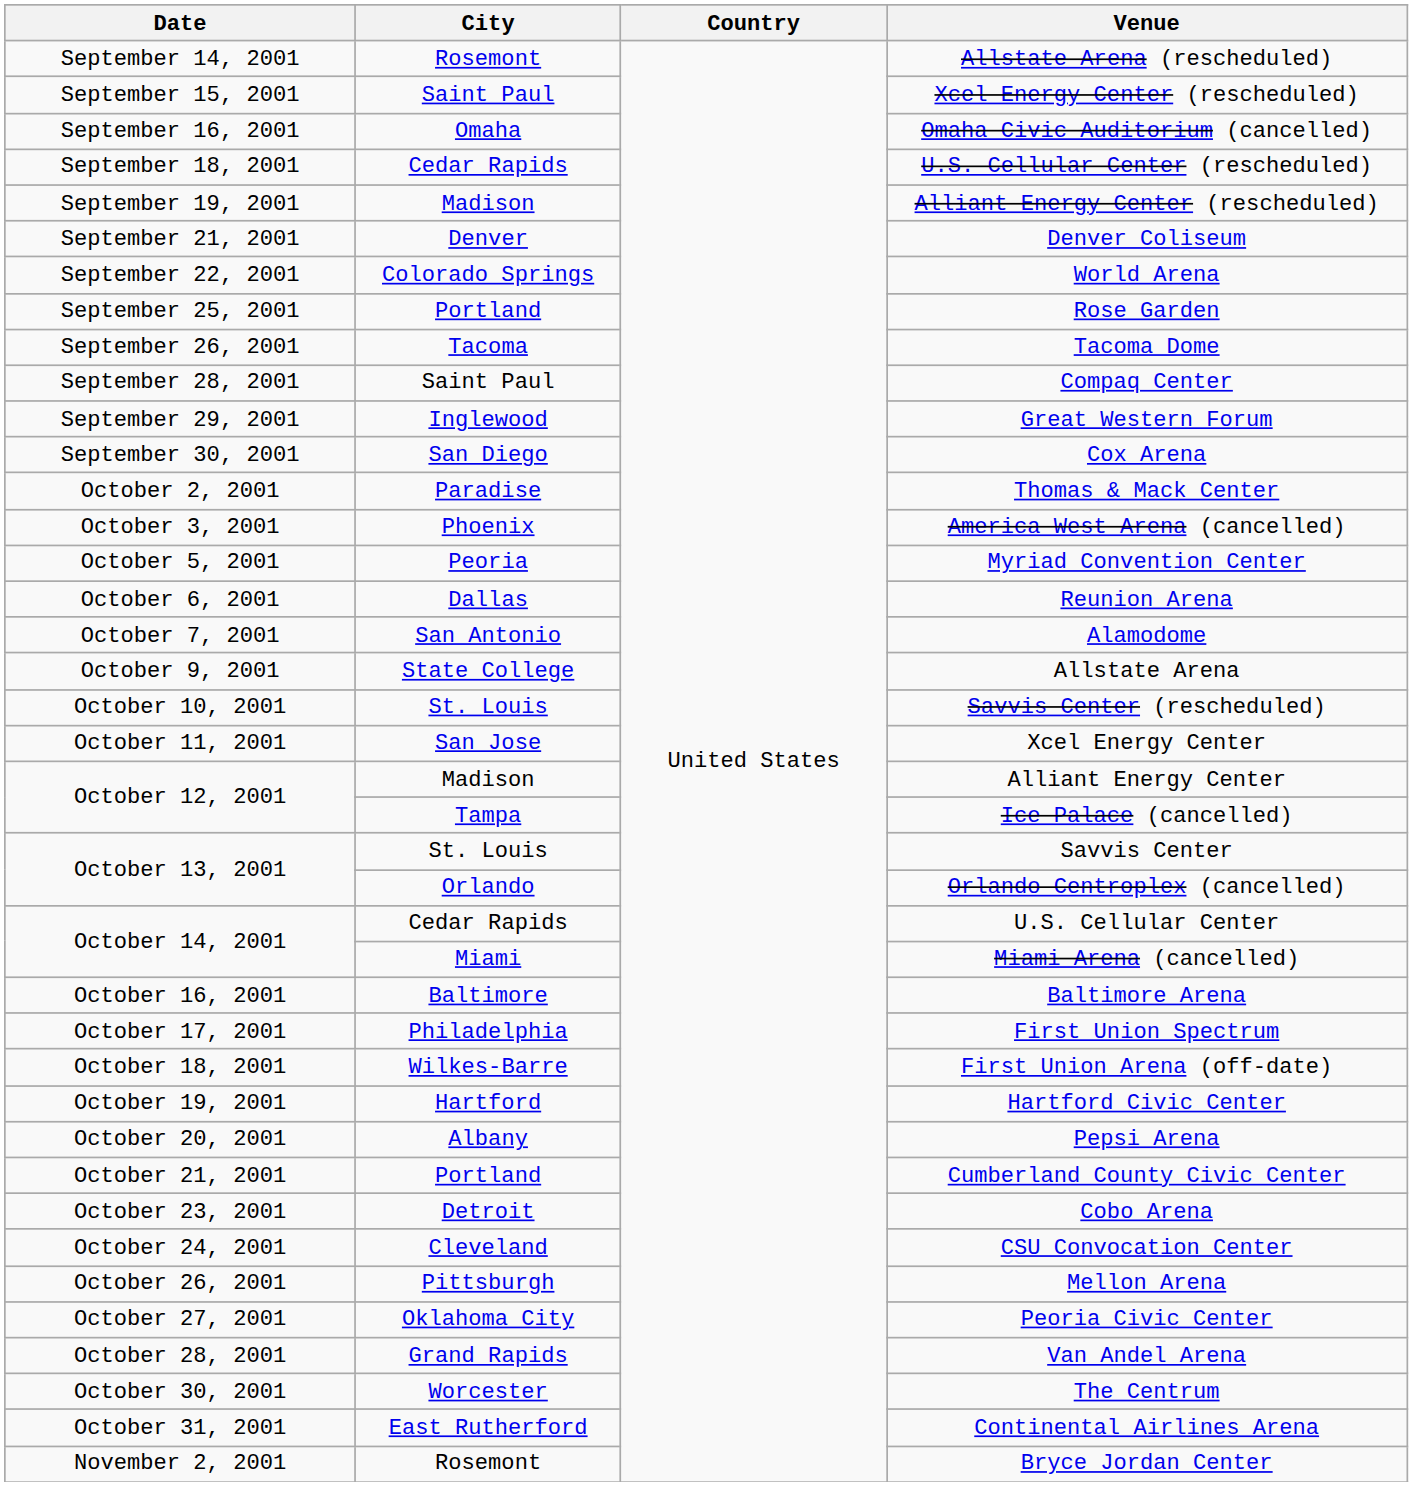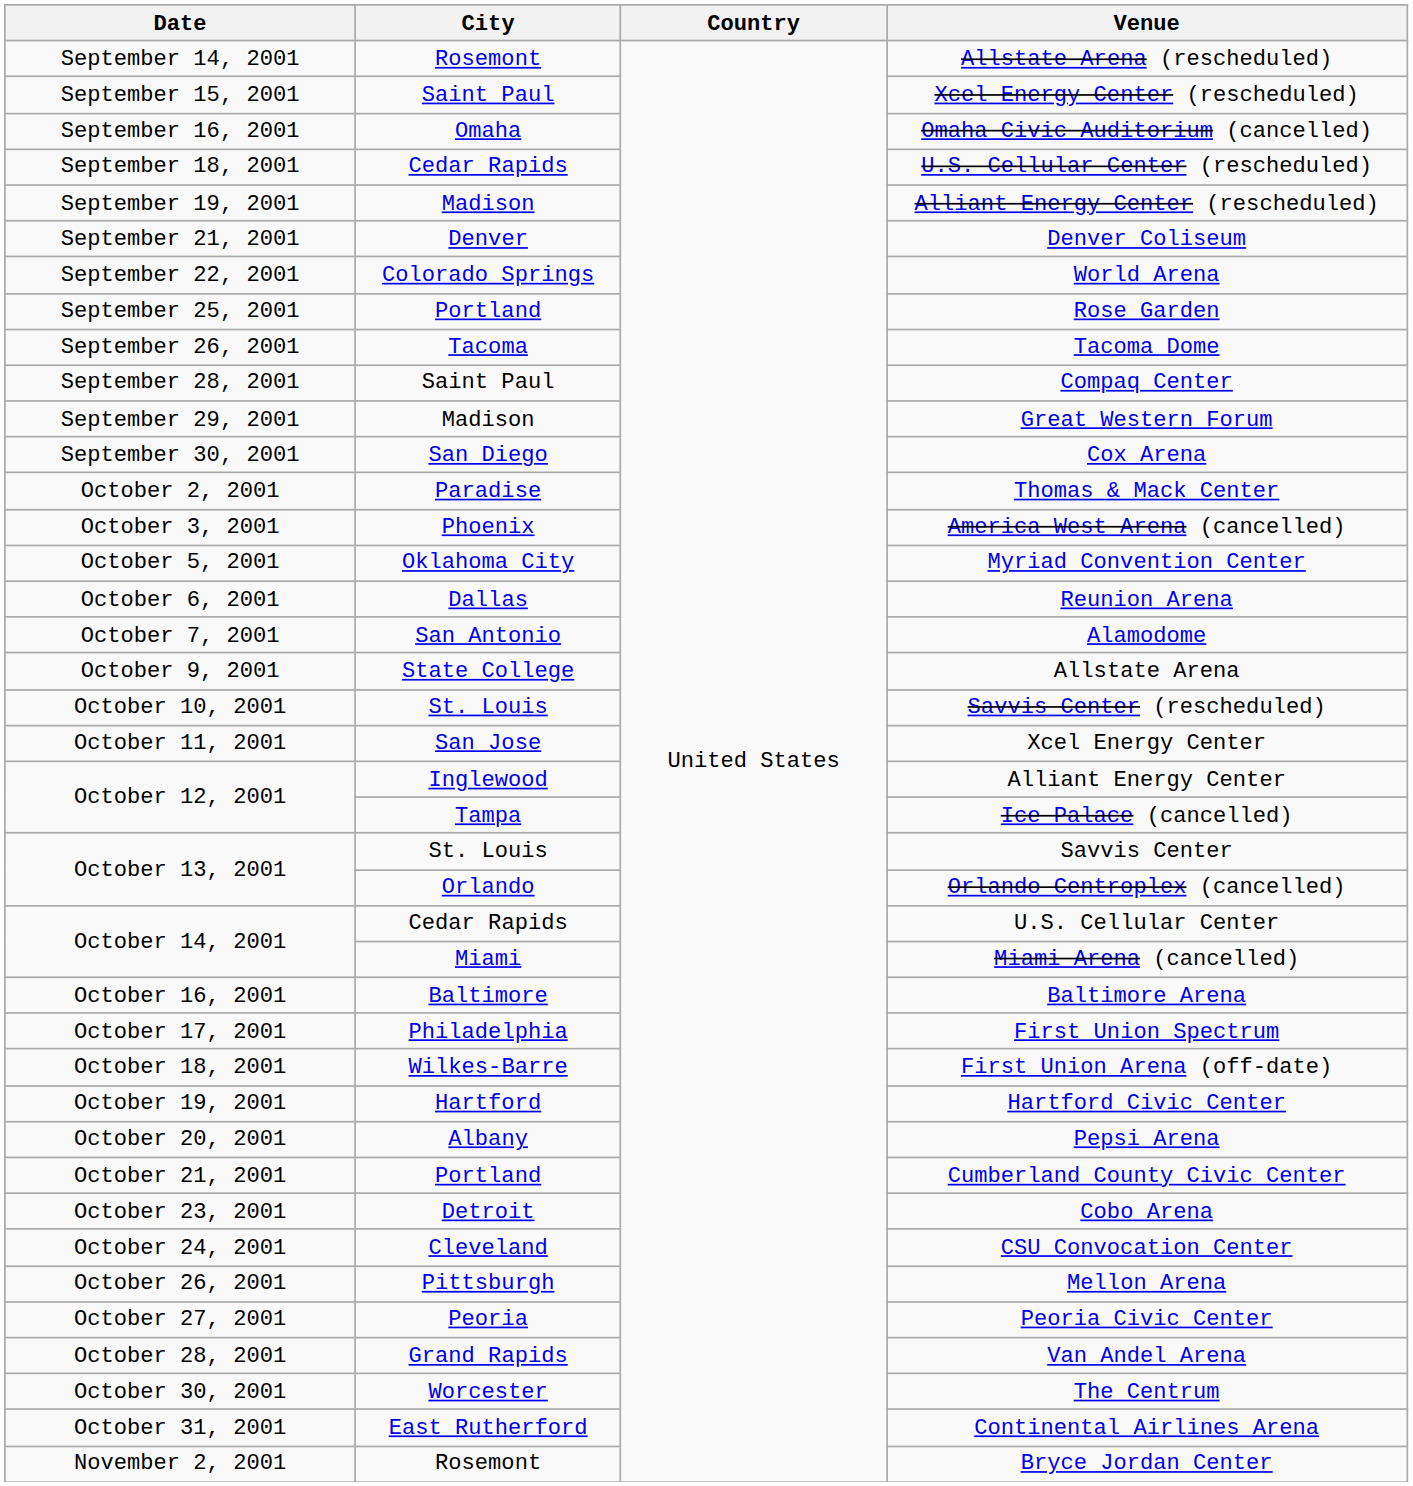(488, 419) Inglewood -> (488, 419) Madison
(488, 563) Peoria -> (488, 563) Oklahoma City
(488, 779) Madison -> (488, 779) Inglewood
(488, 1320) Oklahoma City -> (488, 1320) Peoria
